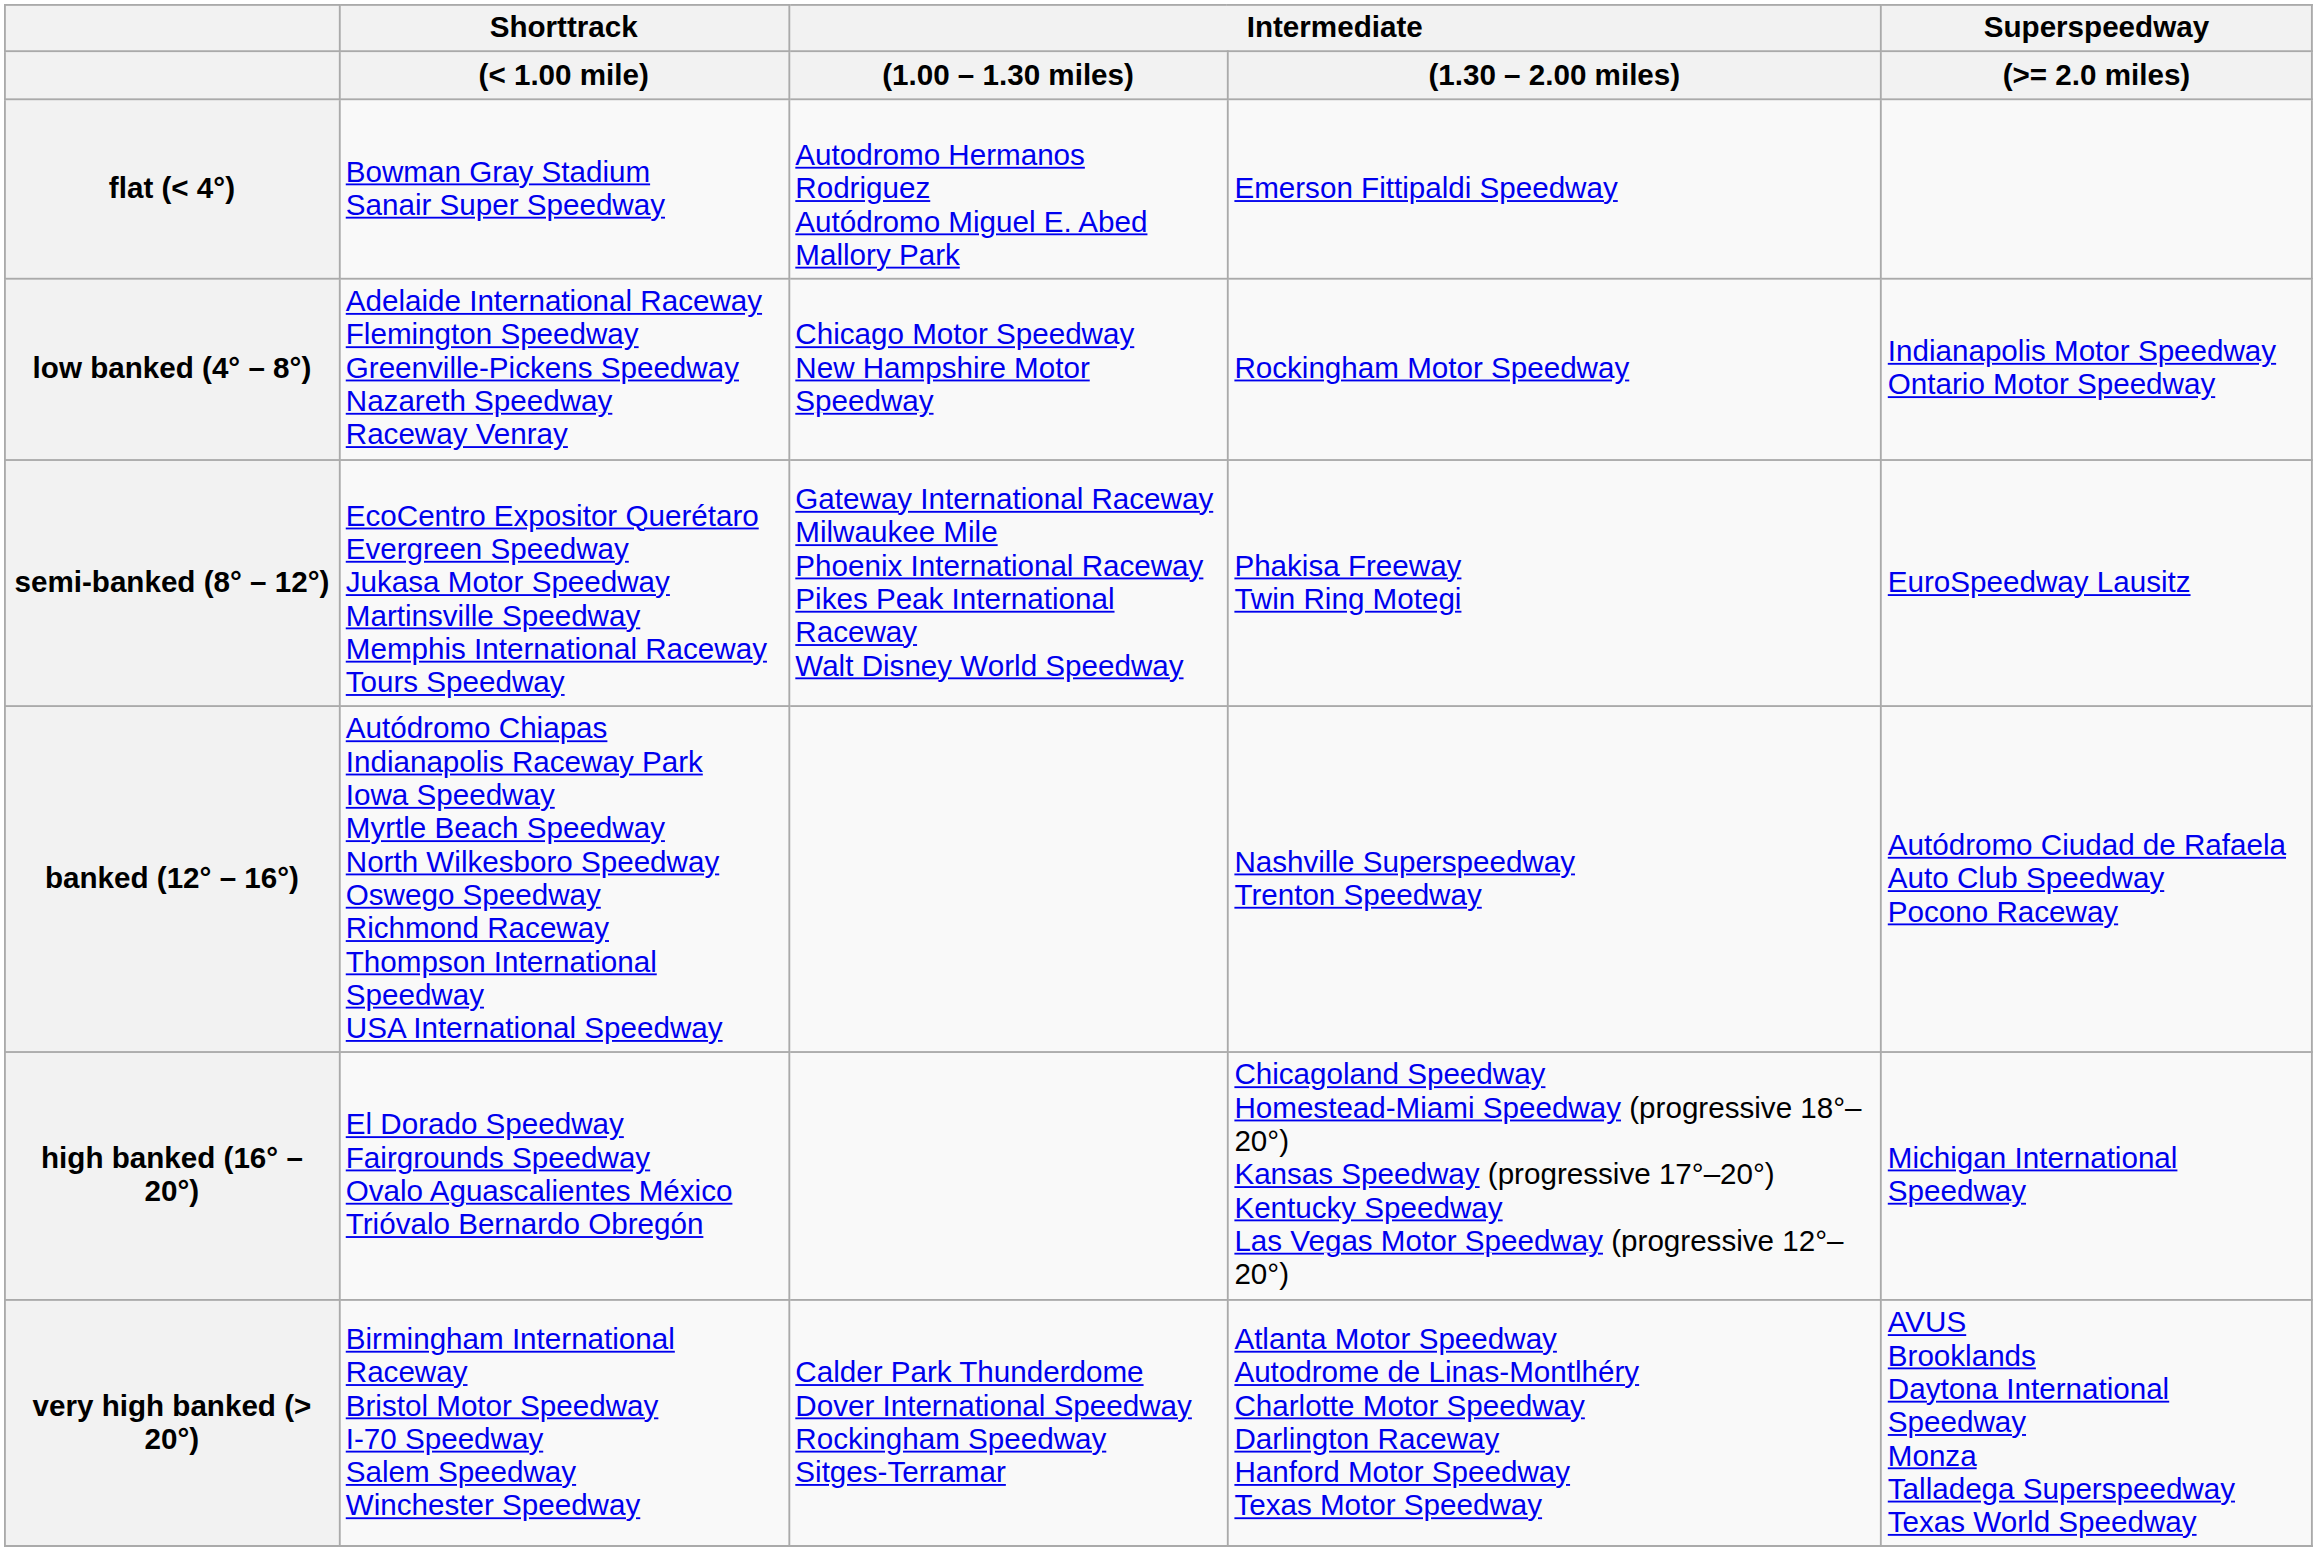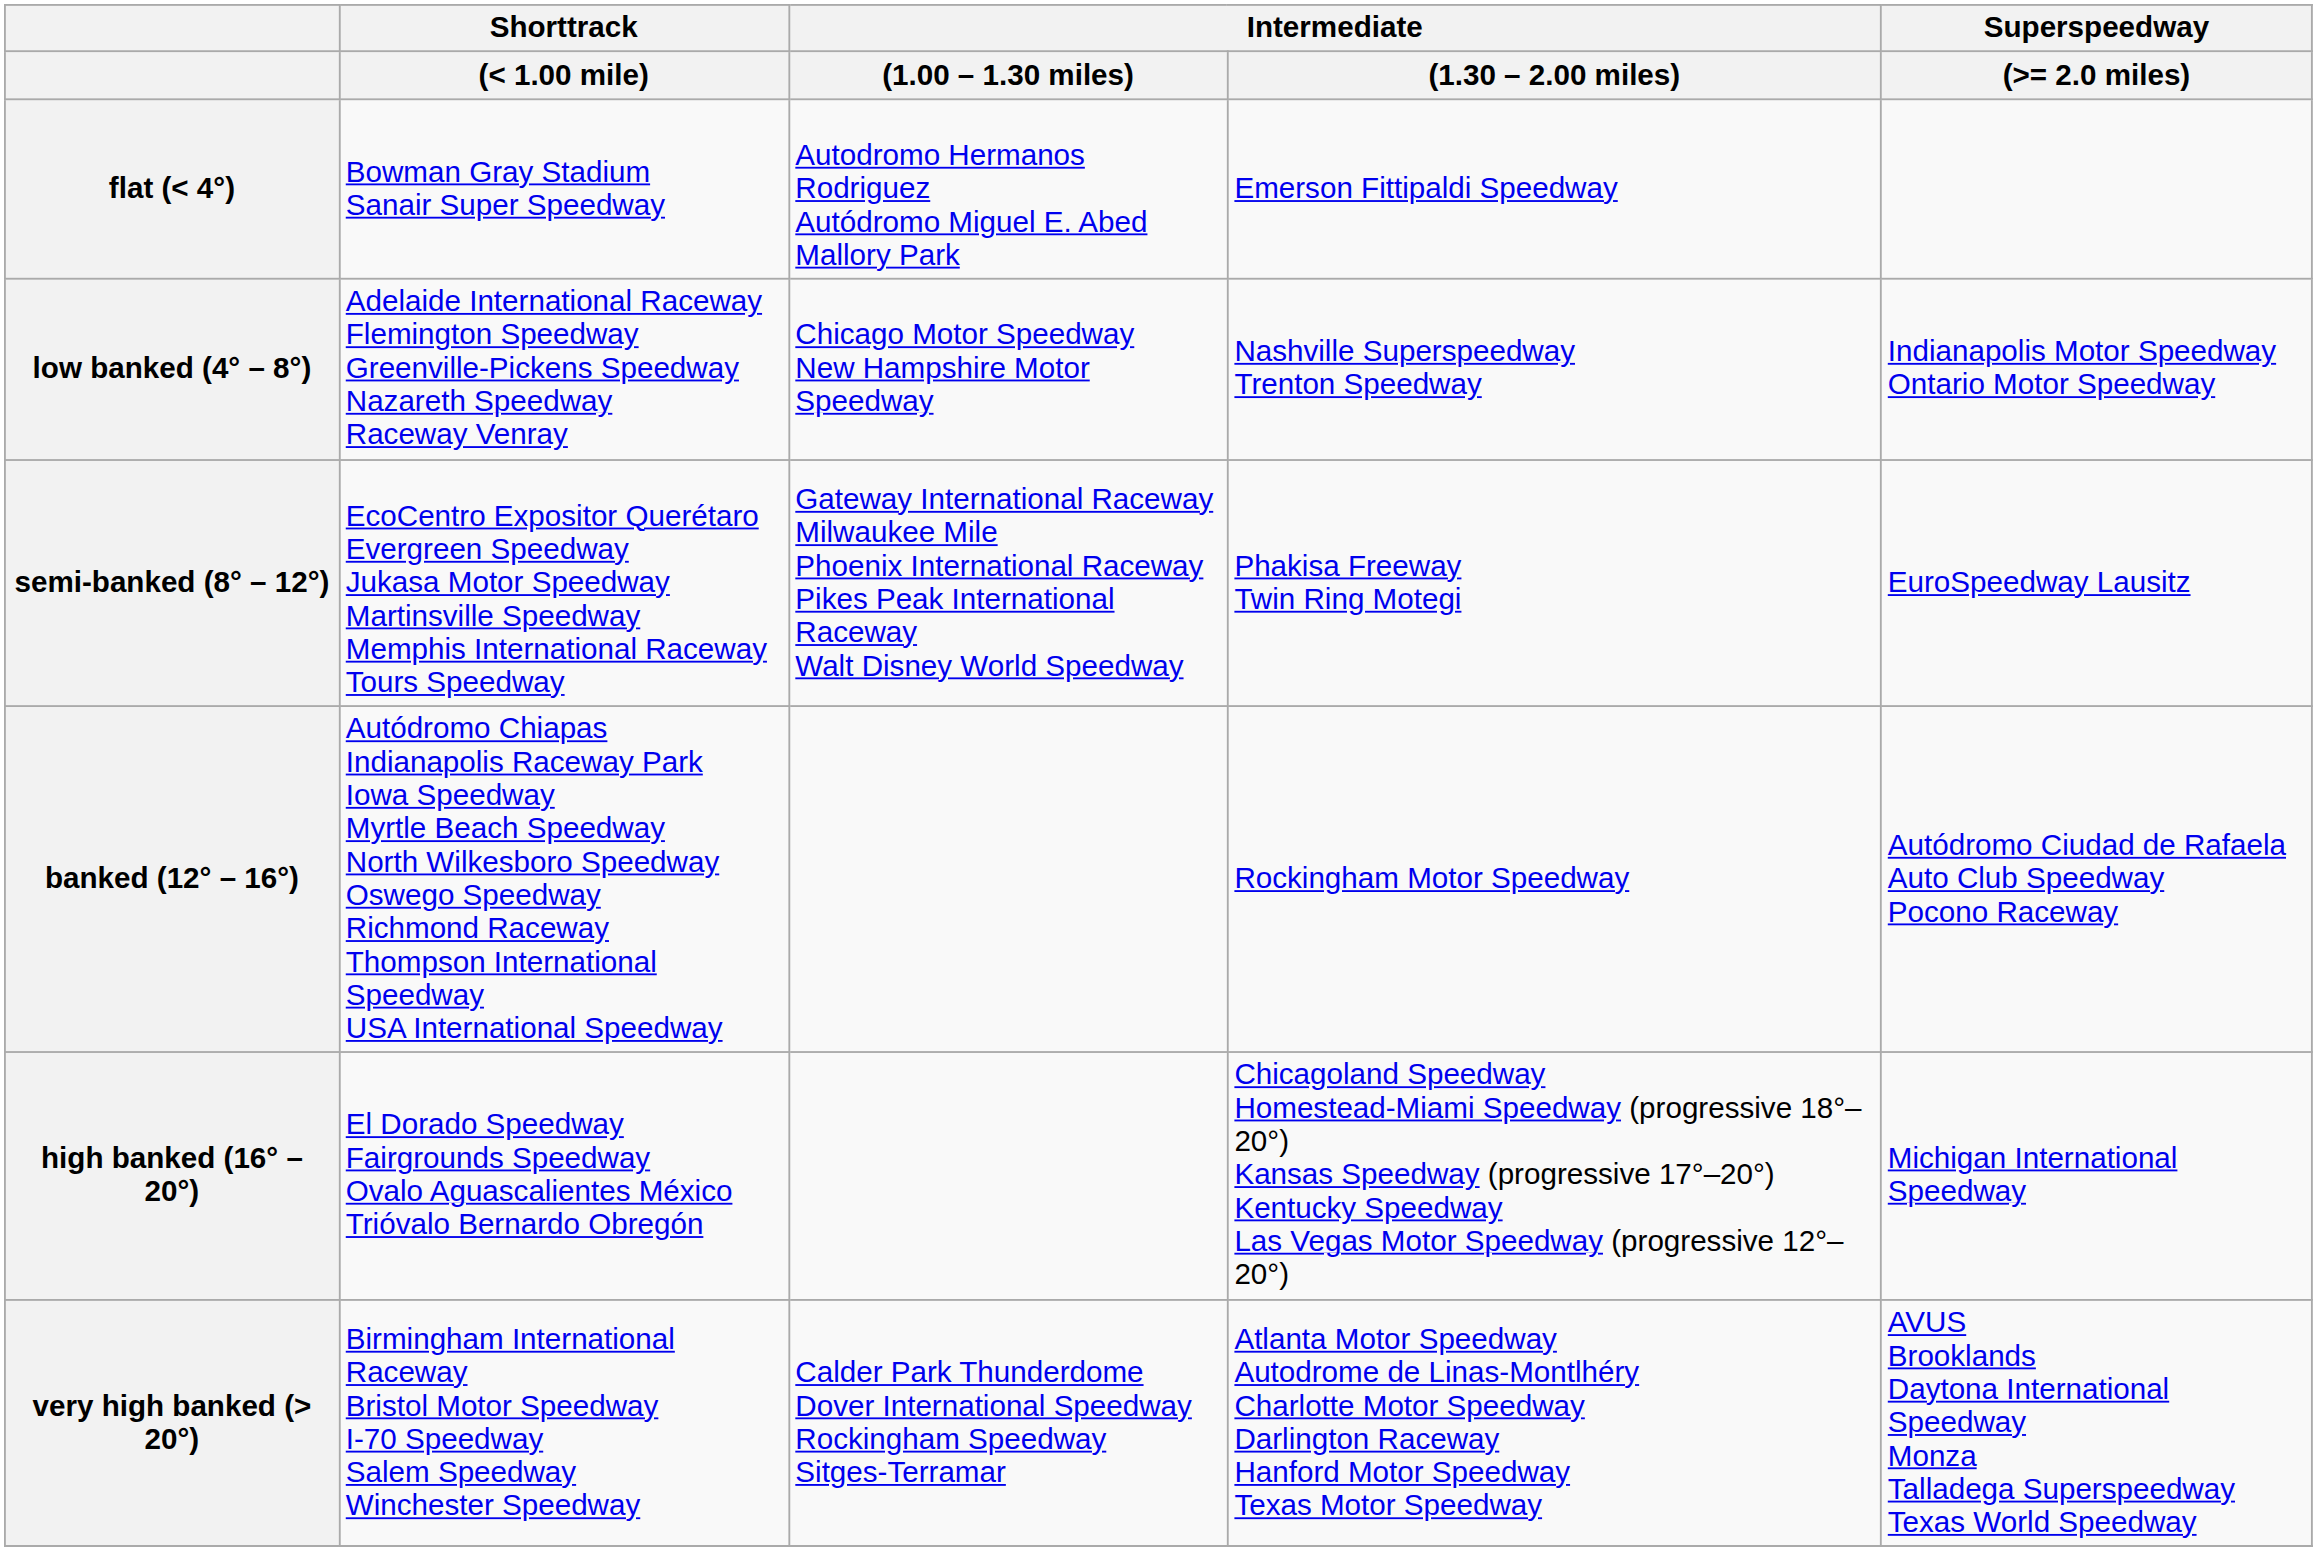(1432, 368) Rockingham Motor Speedway -> (1405, 368) Nashville Superspeedway Trenton Speedway
(1405, 878) Nashville Superspeedway Trenton Speedway -> (1432, 878) Rockingham Motor Speedway
